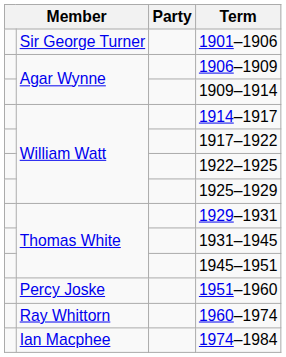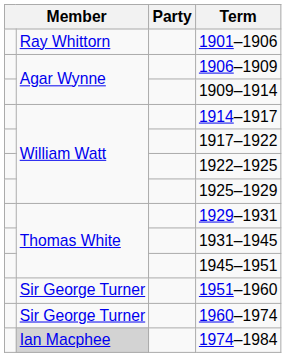(82, 41) Sir George Turner -> (65, 41) Ray Whittorn
(62, 290) Percy Joske -> (82, 290) Sir George Turner
(65, 315) Ray Whittorn -> (82, 315) Sir George Turner
(65, 340) no background -> (65, 340) lightgrey background
